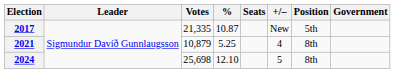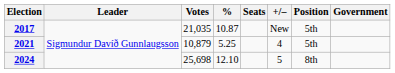(197, 28) 21,335 -> (197, 28) 21,035
(311, 44) 8th -> (311, 44) 5th
